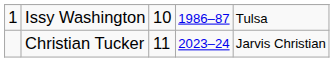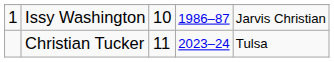(252, 18) Tulsa -> (281, 18) Jarvis Christian
(281, 44) Jarvis Christian -> (252, 44) Tulsa
